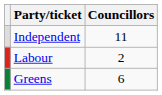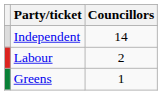(121, 36) 11 -> (121, 36) 14
(121, 79) 6 -> (121, 79) 1
